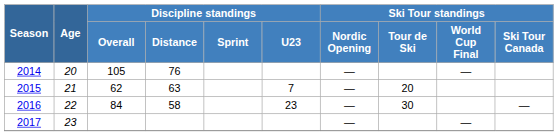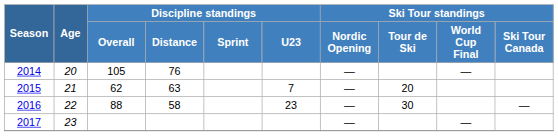(116, 106) 84 -> (116, 106) 88
